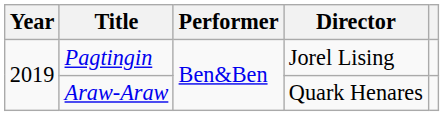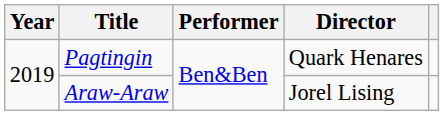(342, 57) Jorel Lising -> (356, 57) Quark Henares
(356, 92) Quark Henares -> (342, 92) Jorel Lising
